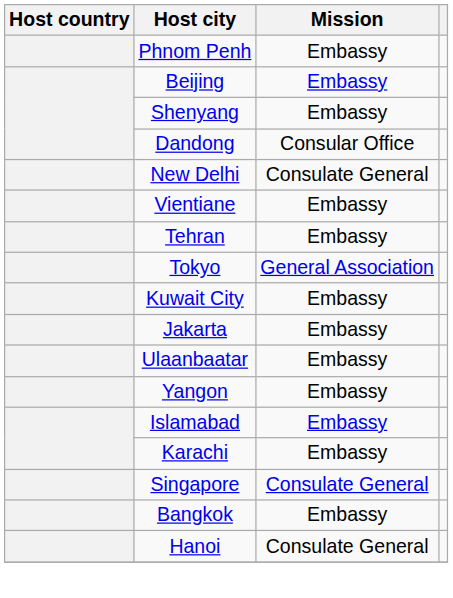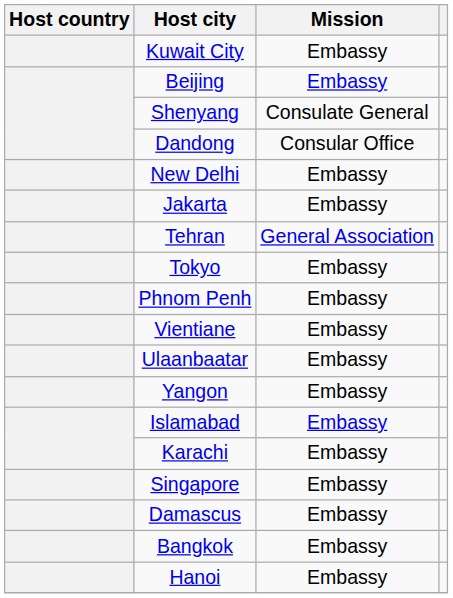rows swapped: (195, 50) <-> (195, 298)
(347, 112) Embassy -> (347, 112) Consulate General
(347, 174) Consulate General -> (347, 174) Embassy
rows swapped: (195, 329) <-> (195, 205)
(347, 236) Embassy -> (347, 236) General Association
(347, 267) General Association -> (347, 267) Embassy
(347, 484) Consulate General -> (347, 484) Embassy
+ row: (195, 515)
(347, 546) Consulate General -> (347, 577) Embassy
